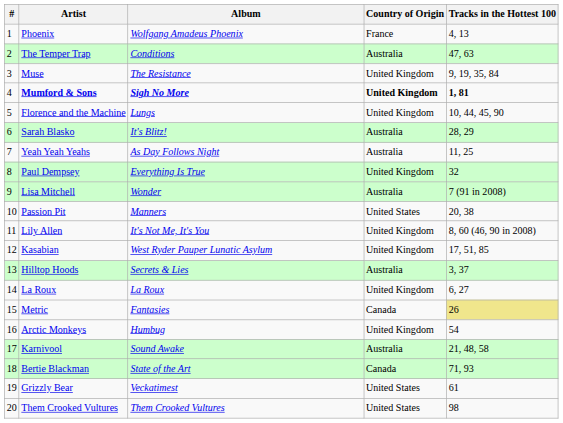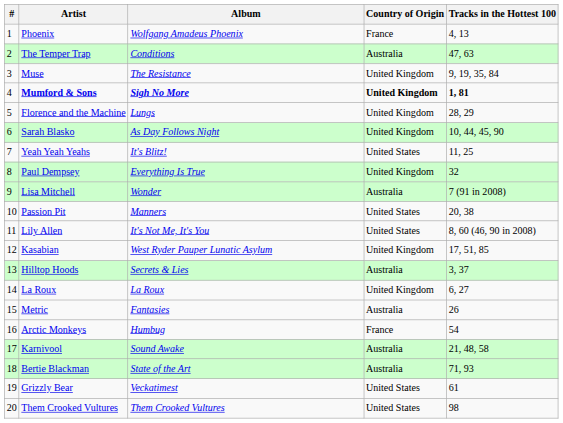(476, 112) 10, 44, 45, 90 -> (461, 112) 28, 29
(149, 132) It's Blitz! -> (175, 132) As Day Follows Night
(384, 132) Australia -> (400, 132) United Kingdom
(461, 132) 28, 29 -> (476, 132) 10, 44, 45, 90
(175, 152) As Day Follows Night -> (149, 152) It's Blitz!
(384, 152) Australia -> (393, 152) United States
(400, 231) United Kingdom -> (393, 231) United States
(381, 309) Canada -> (384, 309) Australia
(454, 309) khaki background -> (454, 309) no background
(400, 329) United Kingdom -> (380, 329) France
(381, 369) Canada -> (384, 369) Australia
